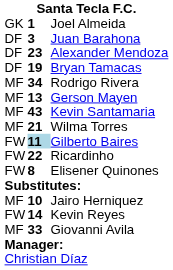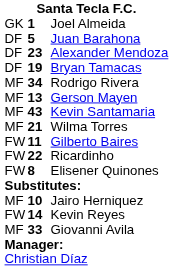(31, 38) 3 -> (31, 38) 5
(35, 141) lightblue background -> (35, 141) no background
